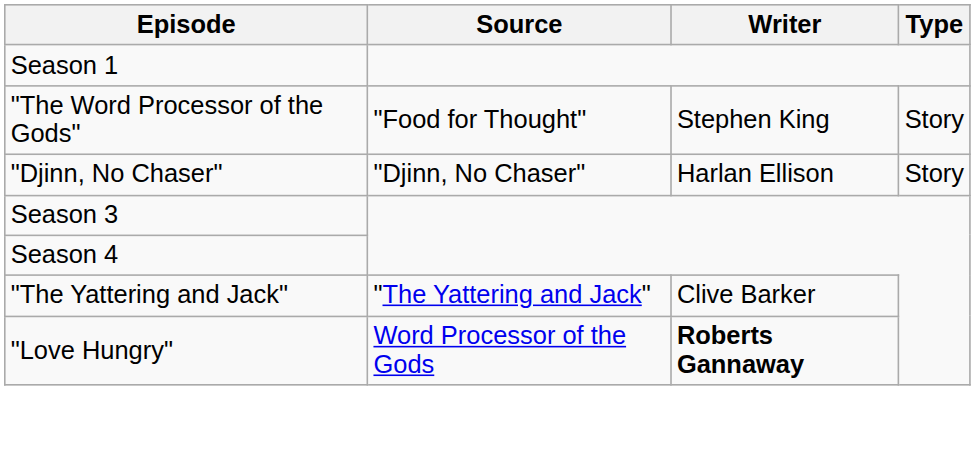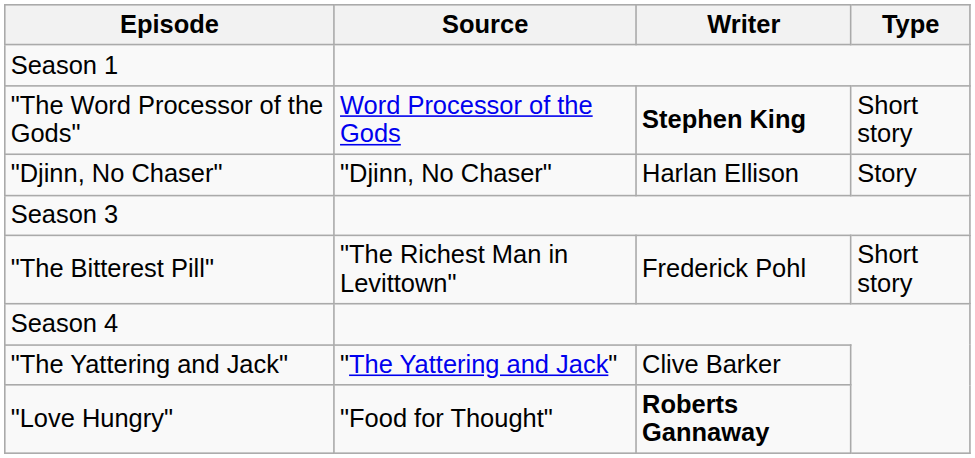(480, 119) "Food for Thought" -> (466, 119) Word Processor of the Gods
(753, 119) normal -> (724, 119) bold
(934, 119) Story -> (888, 119) Short story
+ row: (112, 269)
(500, 350) Word Processor of the Gods -> (446, 418) "Food for Thought"
